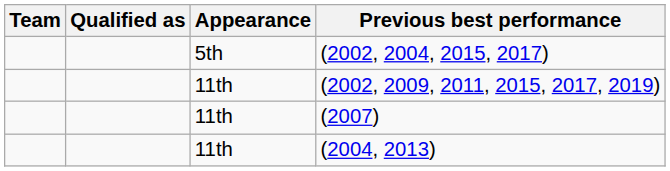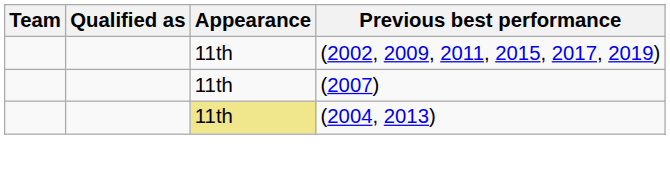- row: (435, 52)
(214, 149) no background -> (214, 117) khaki background
